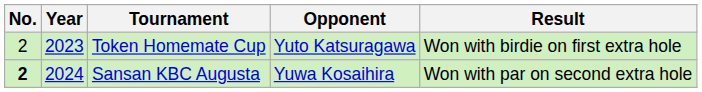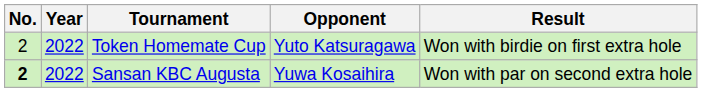(64, 46) 2023 -> (64, 46) 2022
(64, 74) 2024 -> (64, 74) 2022
